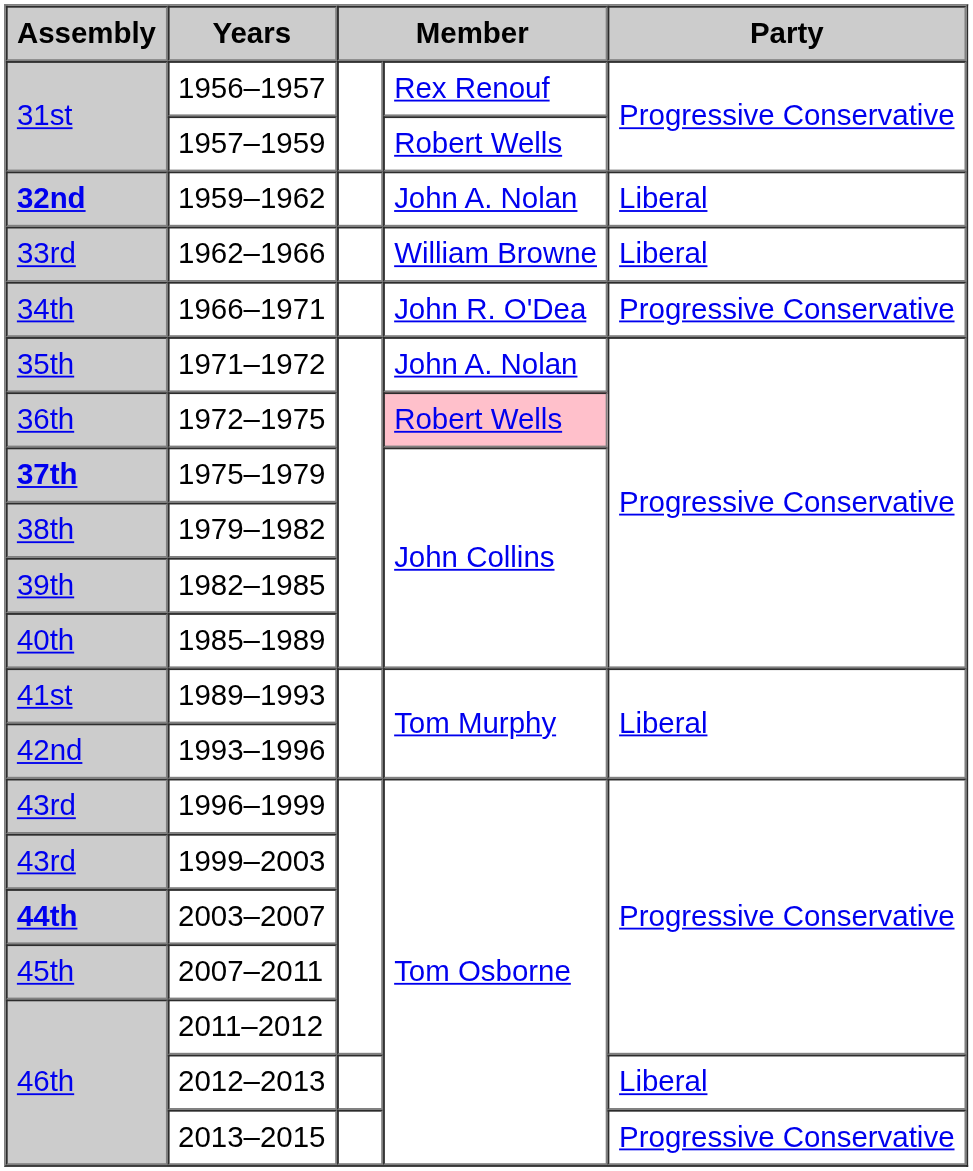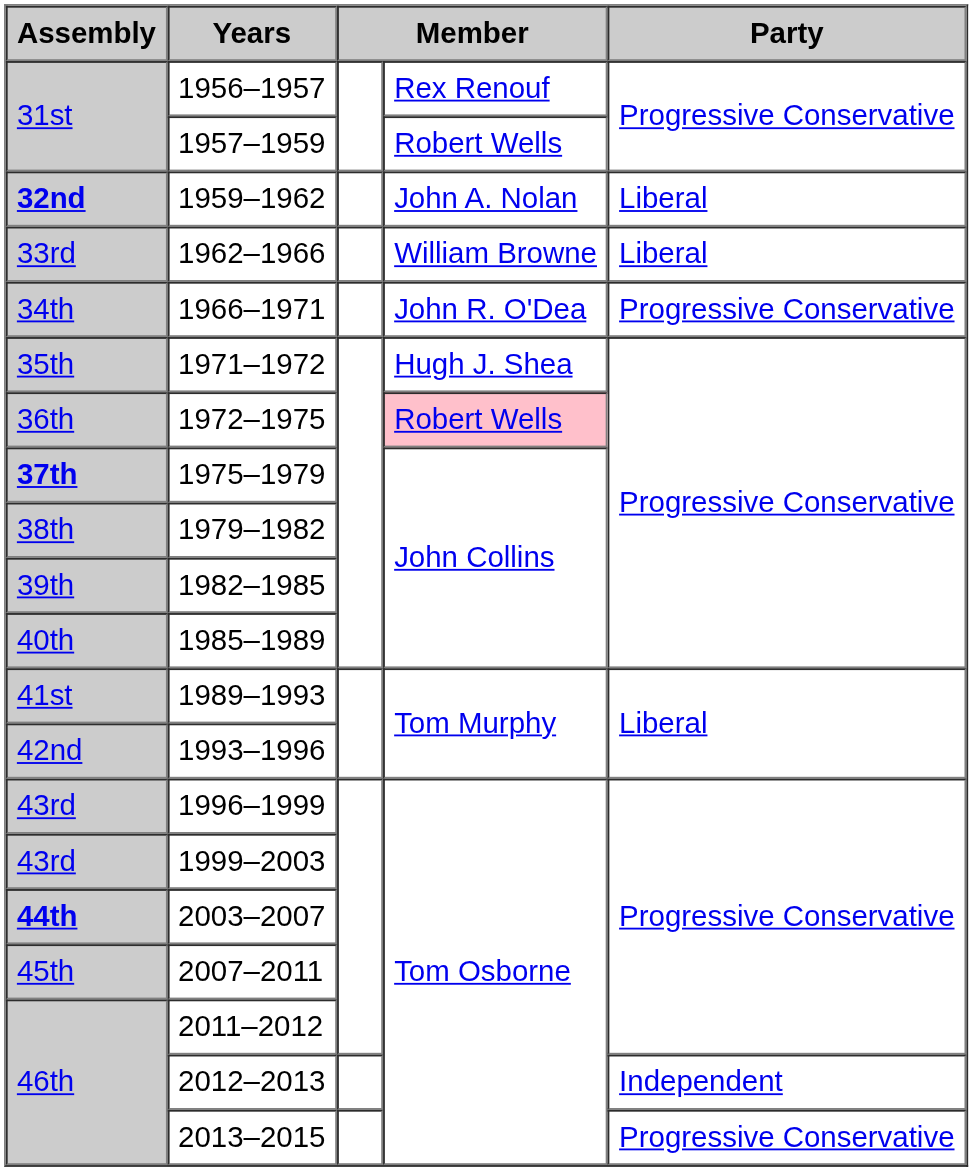(486, 364) John A. Nolan -> (483, 364) Hugh J. Shea
(663, 1081) Liberal -> (701, 1081) Independent
